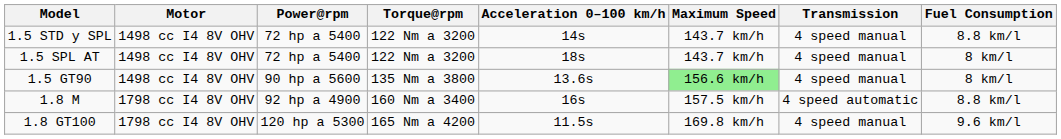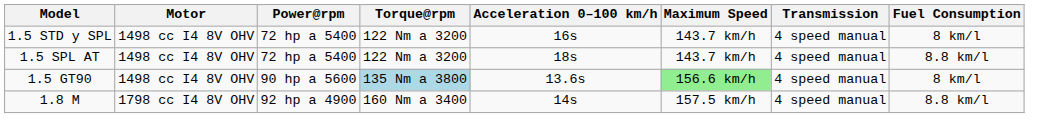(573, 37) 14s -> (565, 37) 16s
(989, 37) 8.8 km/l -> (957, 37) 8 km/l
(989, 59) 8 km/l -> (957, 59) 8.8 km/l
(423, 80) no background -> (415, 80) lightblue background
(573, 102) 16s -> (565, 102) 14s
(850, 102) 4 speed automatic -> (830, 102) 4 speed manual
- row: (60, 123)
